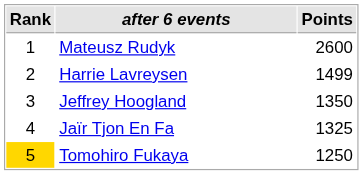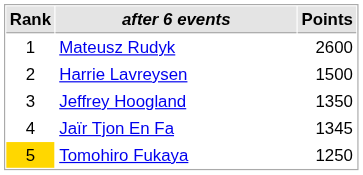(334, 74) 1499 -> (334, 74) 1500
(334, 128) 1325 -> (334, 128) 1345
